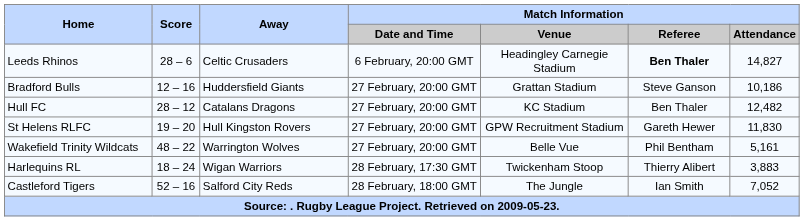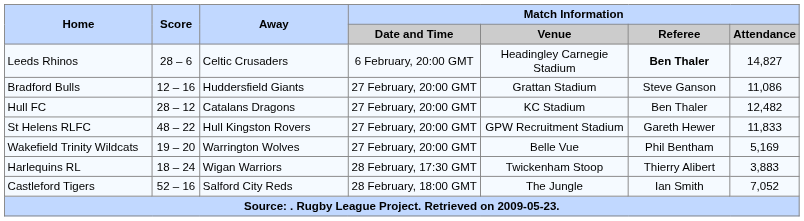(765, 87) 10,186 -> (765, 87) 11,086
(176, 127) 19 – 20 -> (176, 127) 48 – 22
(765, 127) 11,830 -> (765, 127) 11,833
(176, 147) 48 – 22 -> (176, 147) 19 – 20
(765, 147) 5,161 -> (765, 147) 5,169
